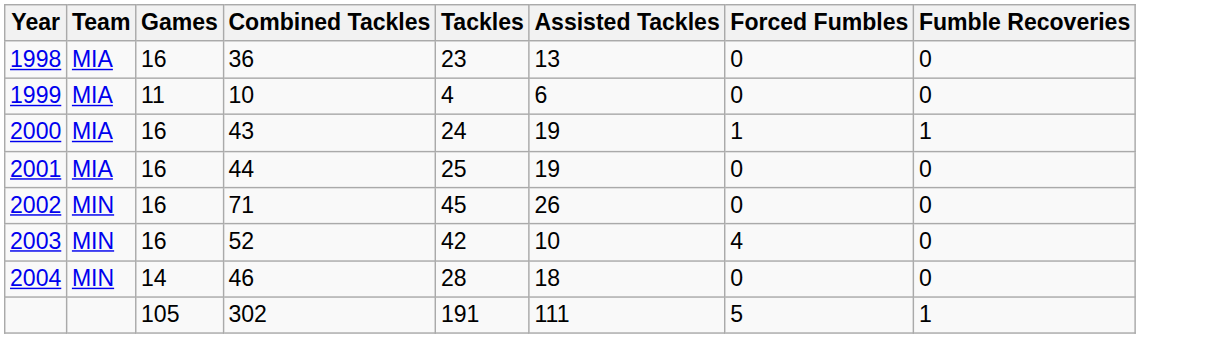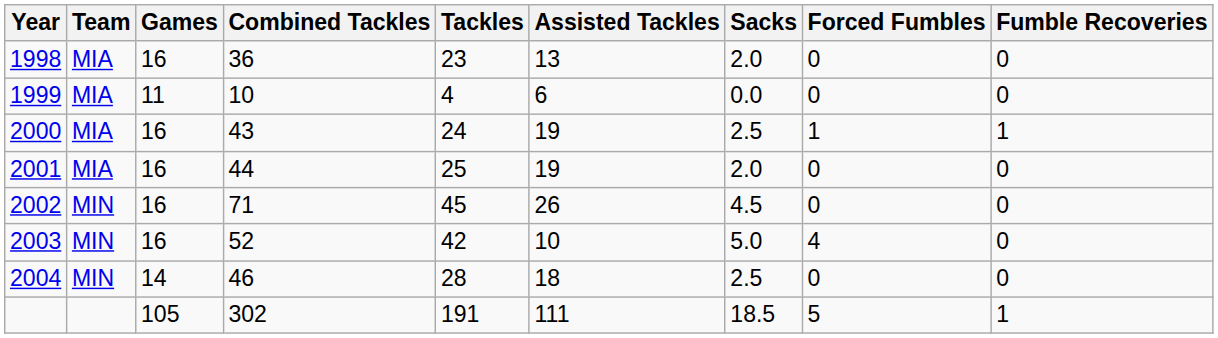+ column: (764, 22)
